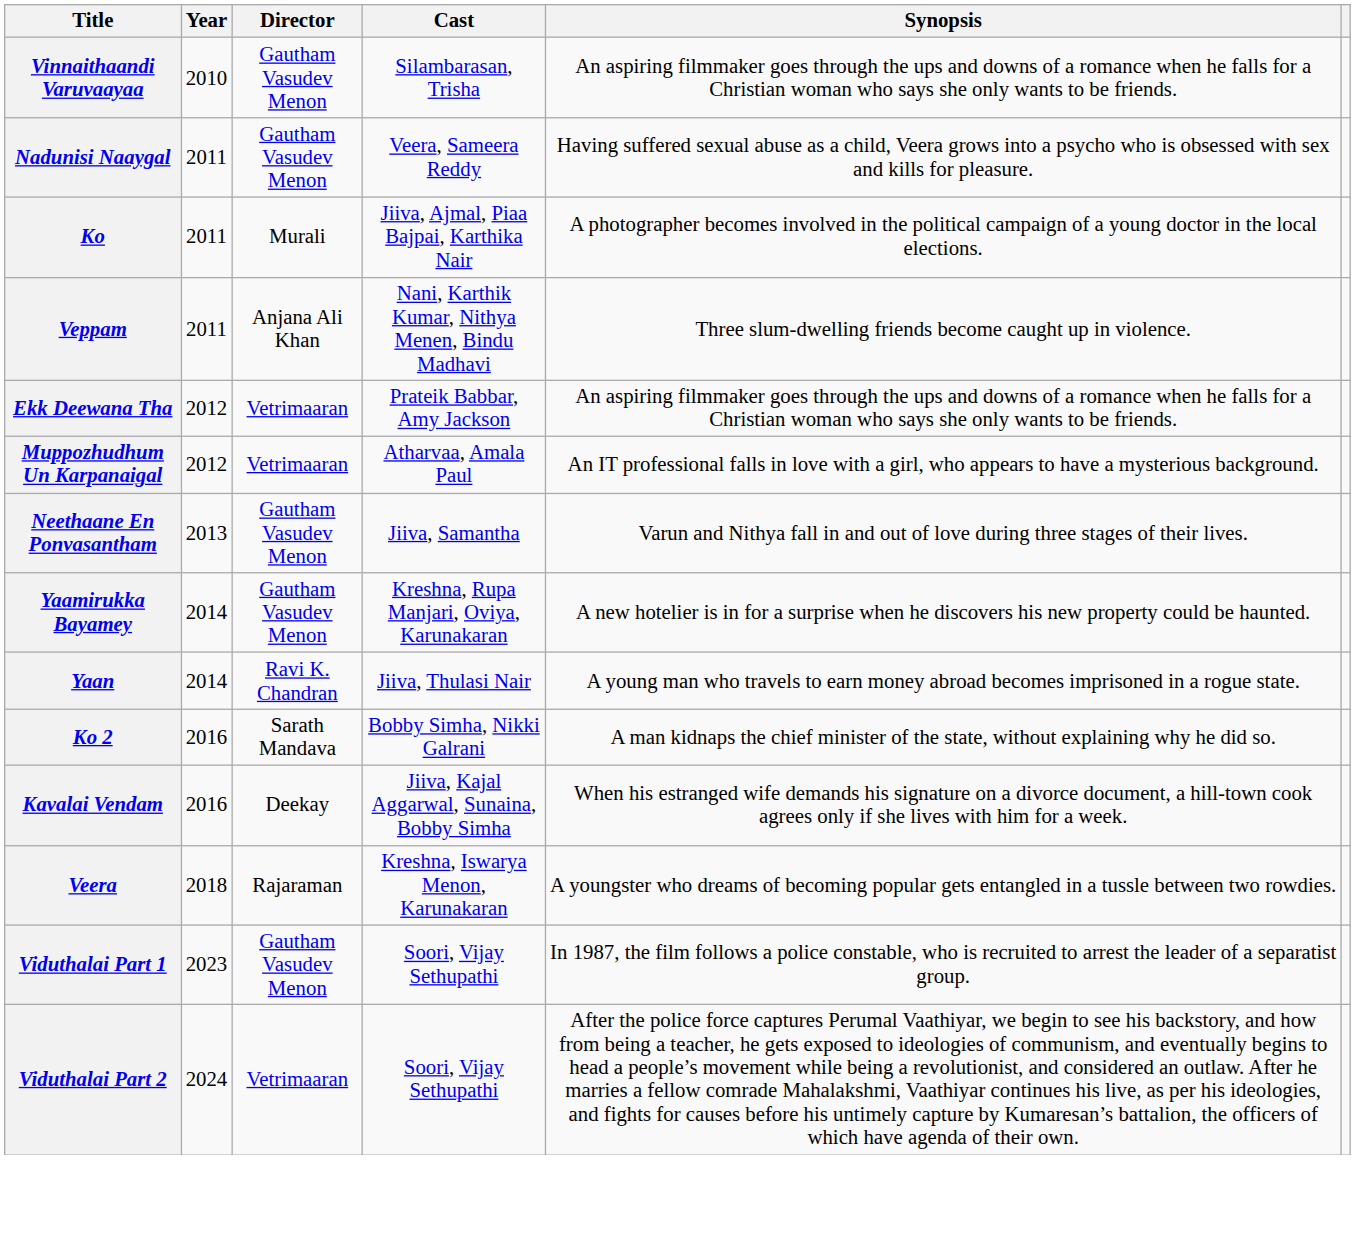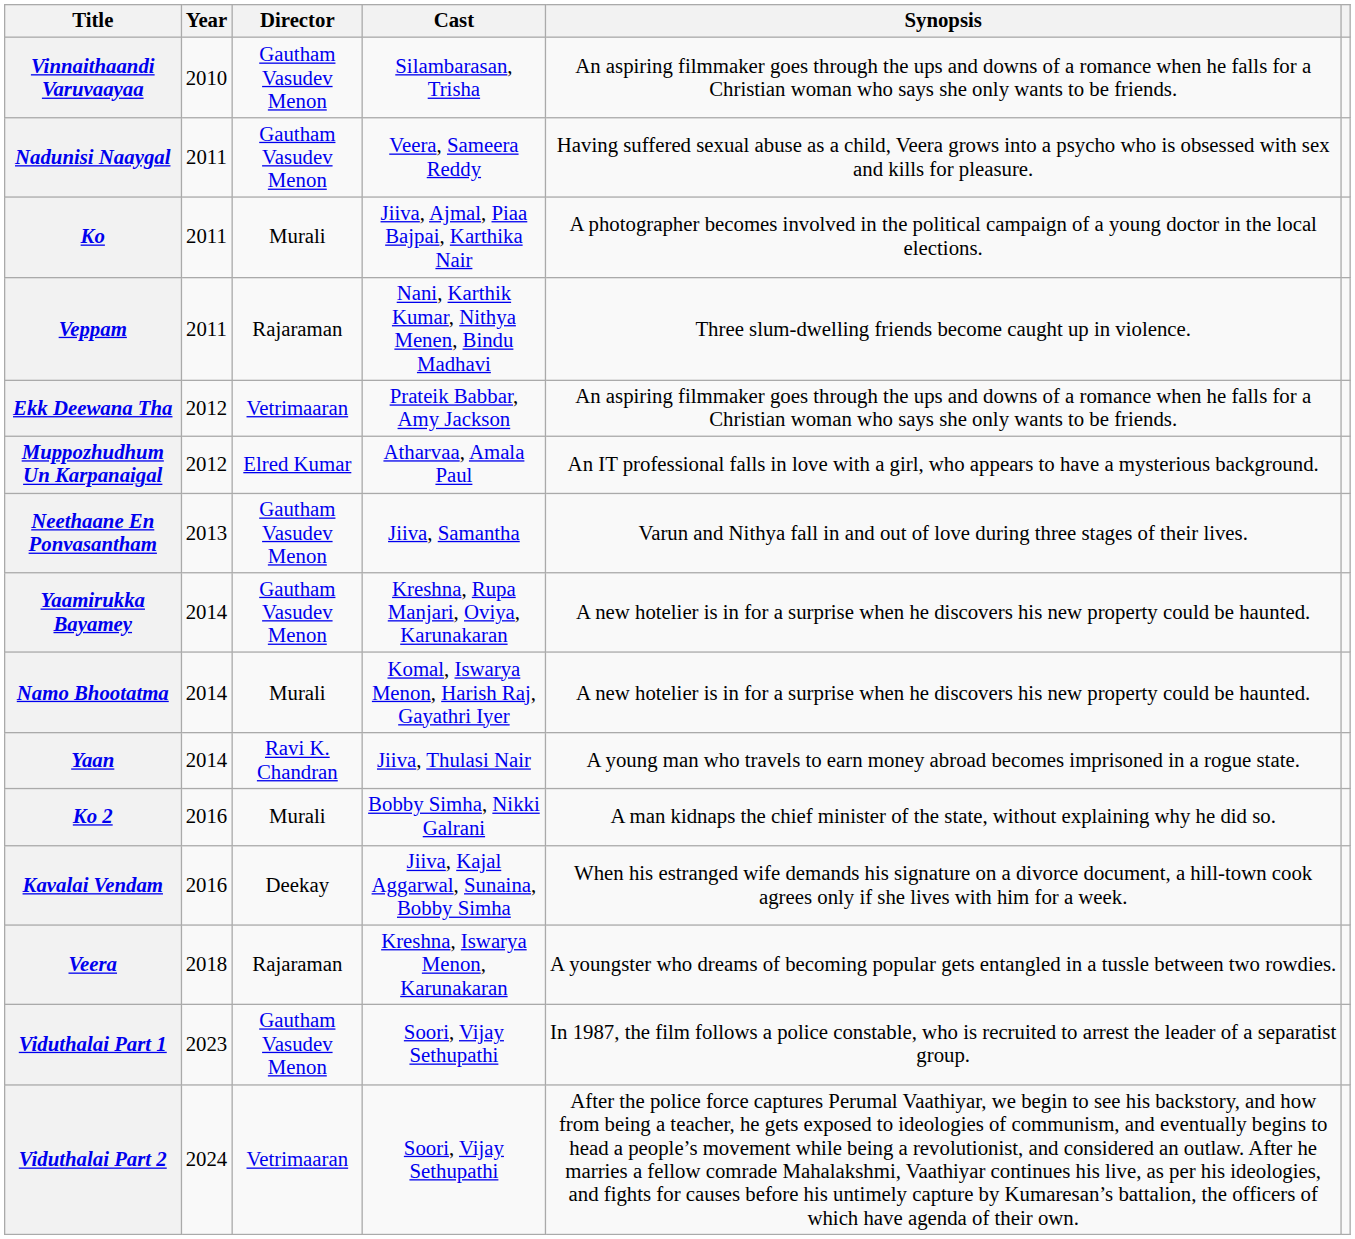(297, 328) Anjana Ali Khan -> (297, 328) Rajaraman
(297, 464) Vetrimaaran -> (297, 464) Elred Kumar
+ row: (93, 692)
(297, 736) Sarath Mandava -> (297, 816) Murali
